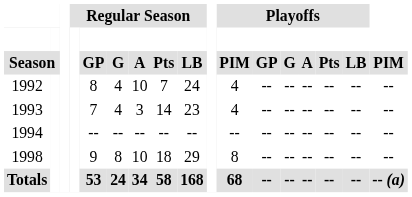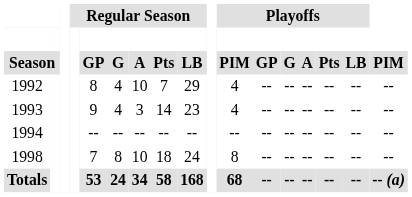(192, 86) 24 -> (192, 86) 29
(93, 109) 7 -> (93, 109) 9
(93, 156) 9 -> (93, 156) 7
(192, 156) 29 -> (192, 156) 24
